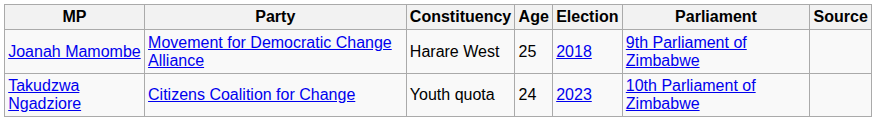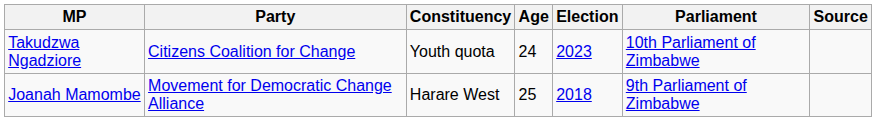rows swapped: (74, 51) <-> (45, 94)
